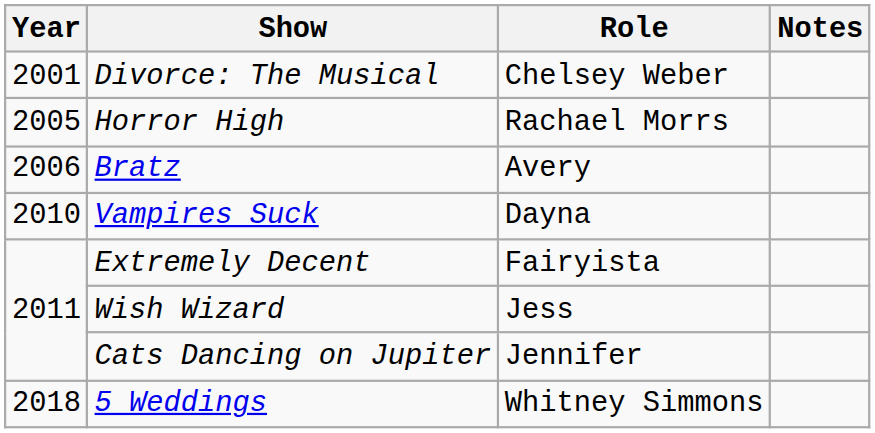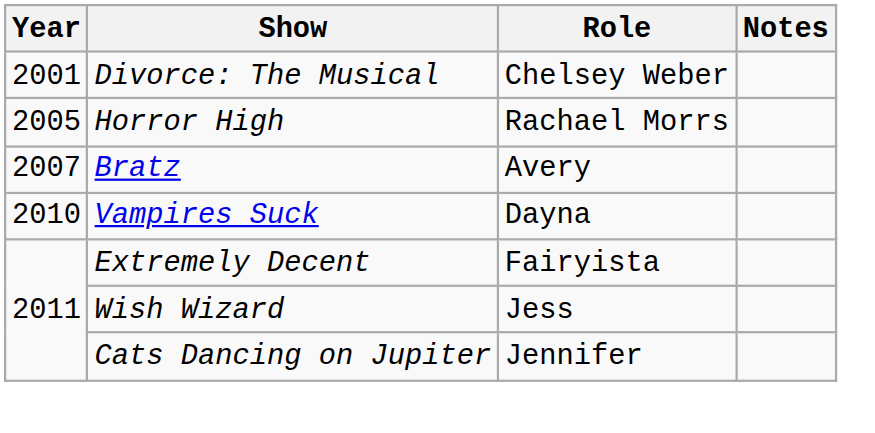(46, 169) 2006 -> (46, 169) 2007
- row: (181, 403)
